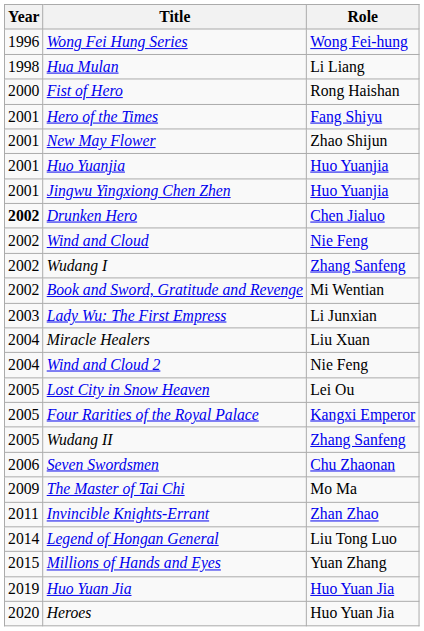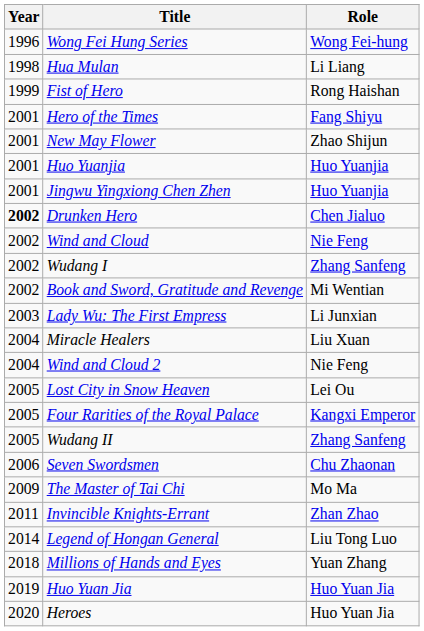(24, 91) 2000 -> (24, 91) 1999
(24, 564) 2015 -> (24, 564) 2018
